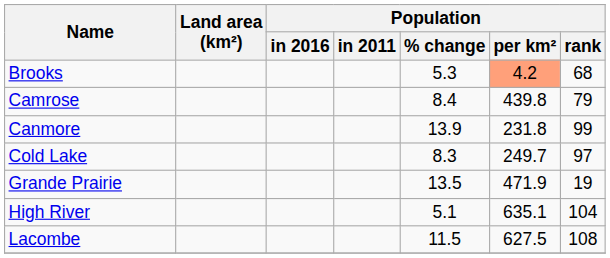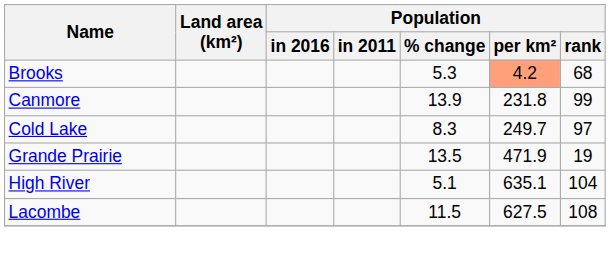- row: (44, 101)
